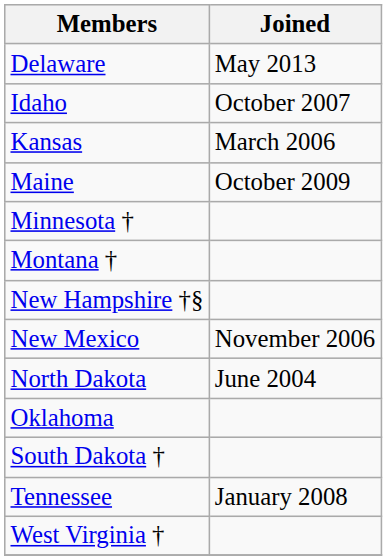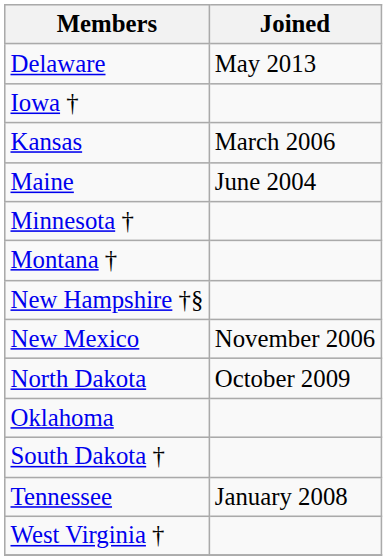- row: (39, 102)
+ row: (45, 102)
(283, 181) October 2009 -> (265, 181) June 2004
(265, 378) June 2004 -> (283, 378) October 2009
